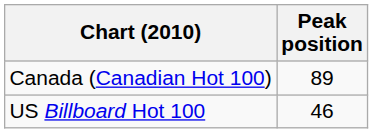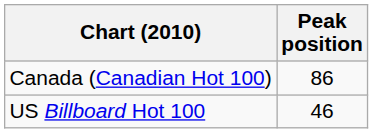(322, 77) 89 -> (322, 77) 86
